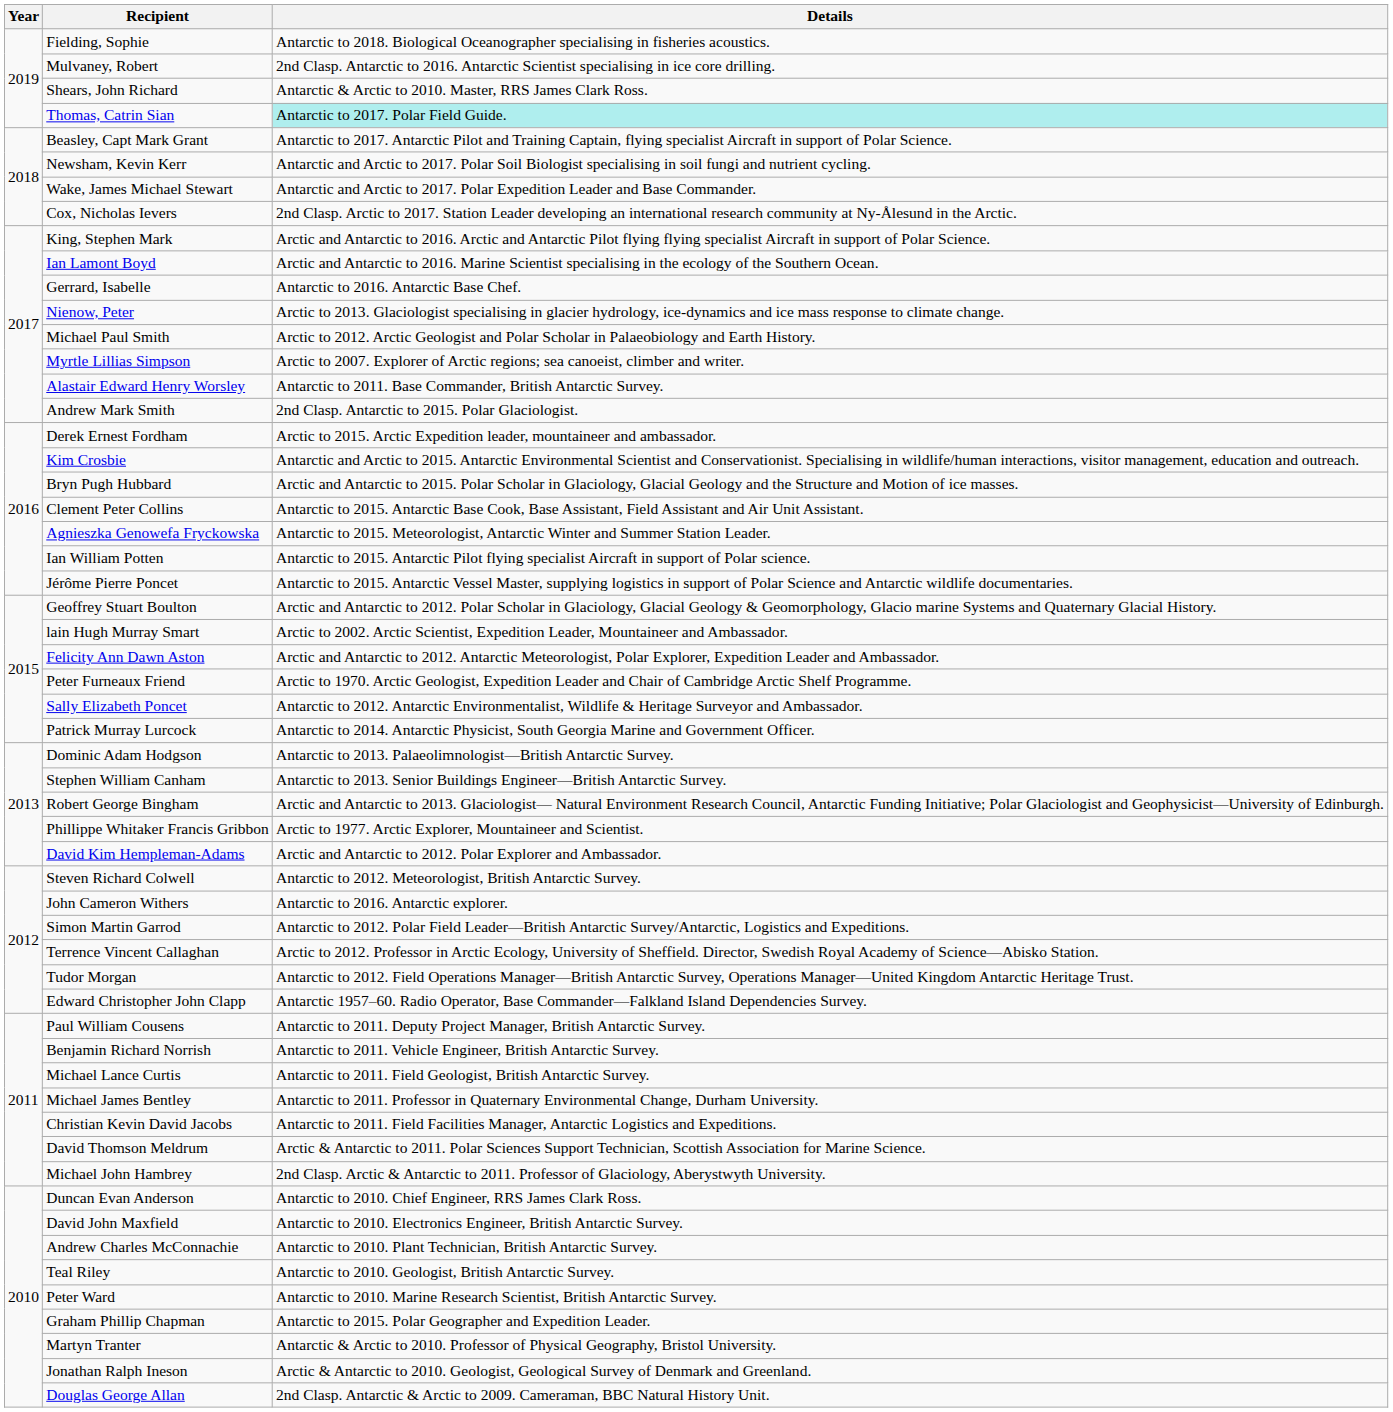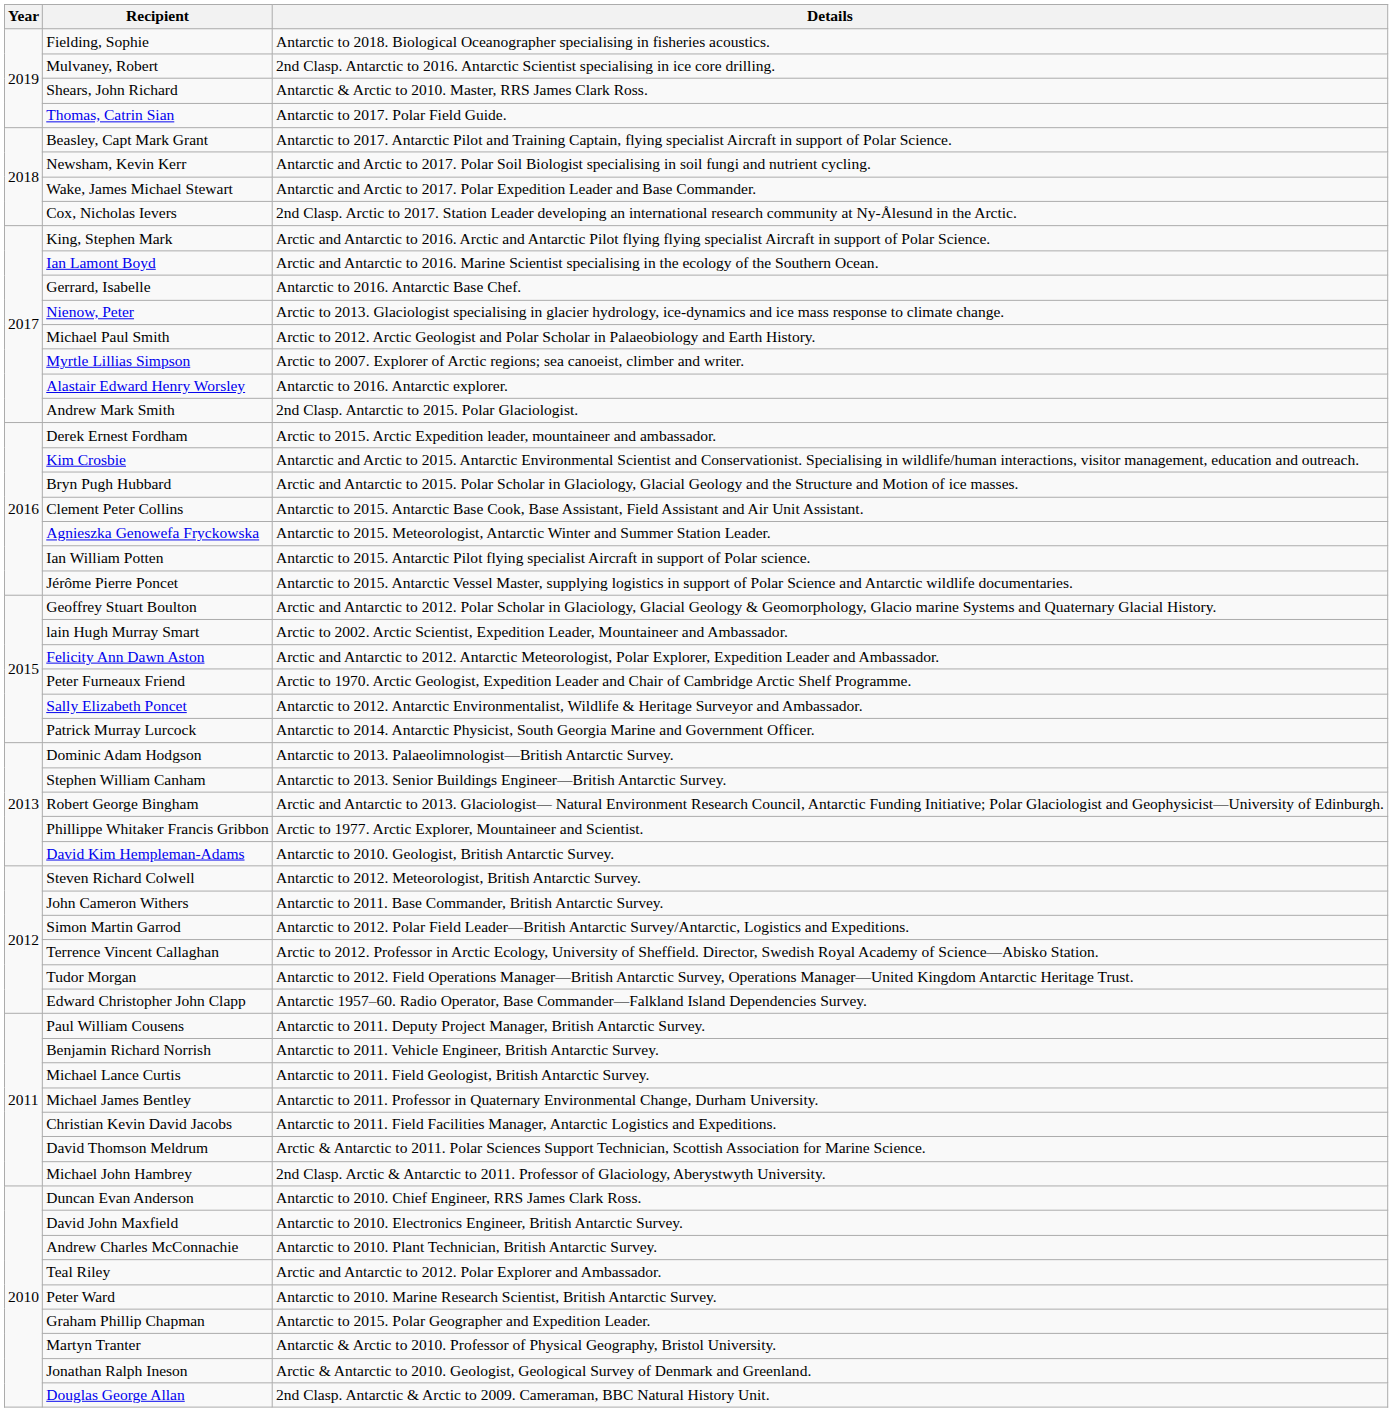(391, 115) paleturquoise background -> (391, 115) no background
(470, 386) Antarctic to 2011. Base Commander, British Antarctic Survey. -> (392, 386) Antarctic to 2016. Antarctic explorer.
(469, 853) Arctic and Antarctic to 2012. Polar Explorer and Ambassador. -> (445, 853) Antarctic to 2010. Geologist, British Antarctic Survey.
(392, 902) Antarctic to 2016. Antarctic explorer. -> (470, 902) Antarctic to 2011. Base Commander, British Antarctic Survey.
(445, 1272) Antarctic to 2010. Geologist, British Antarctic Survey. -> (469, 1272) Arctic and Antarctic to 2012. Polar Explorer and Ambassador.
